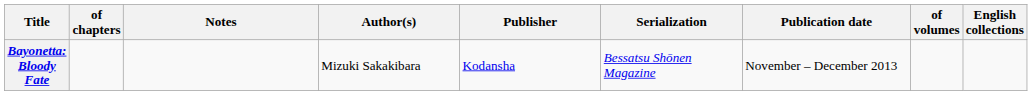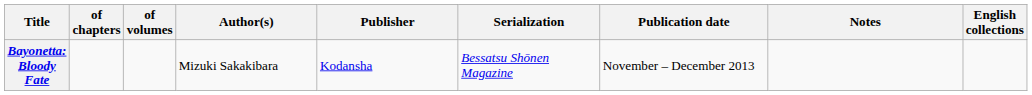columns swapped: (937, 22) <-> (221, 22)
